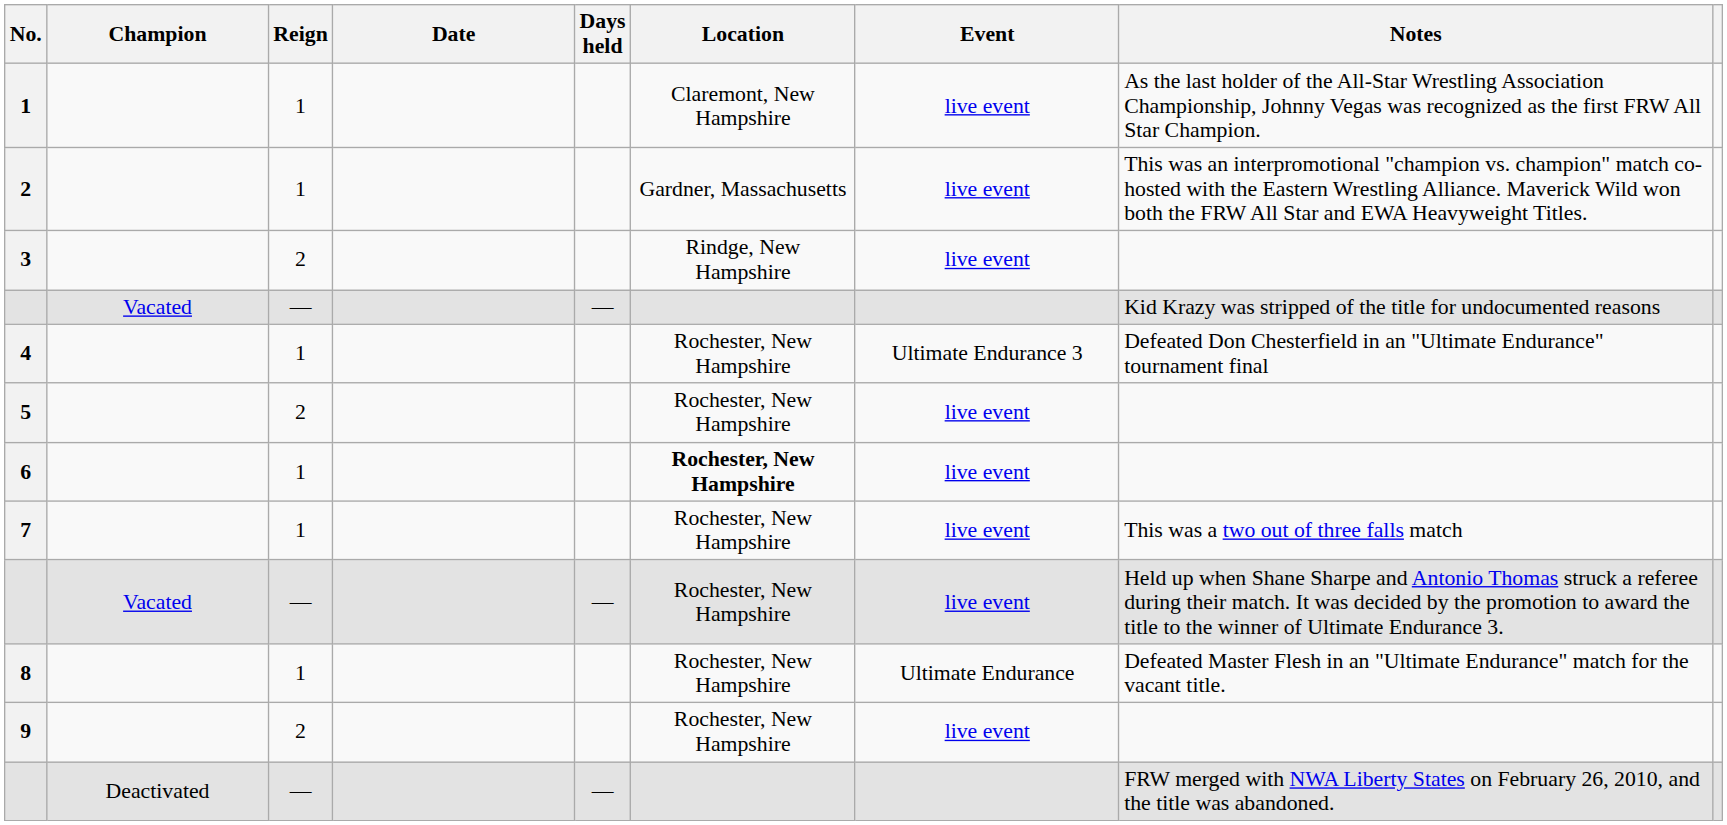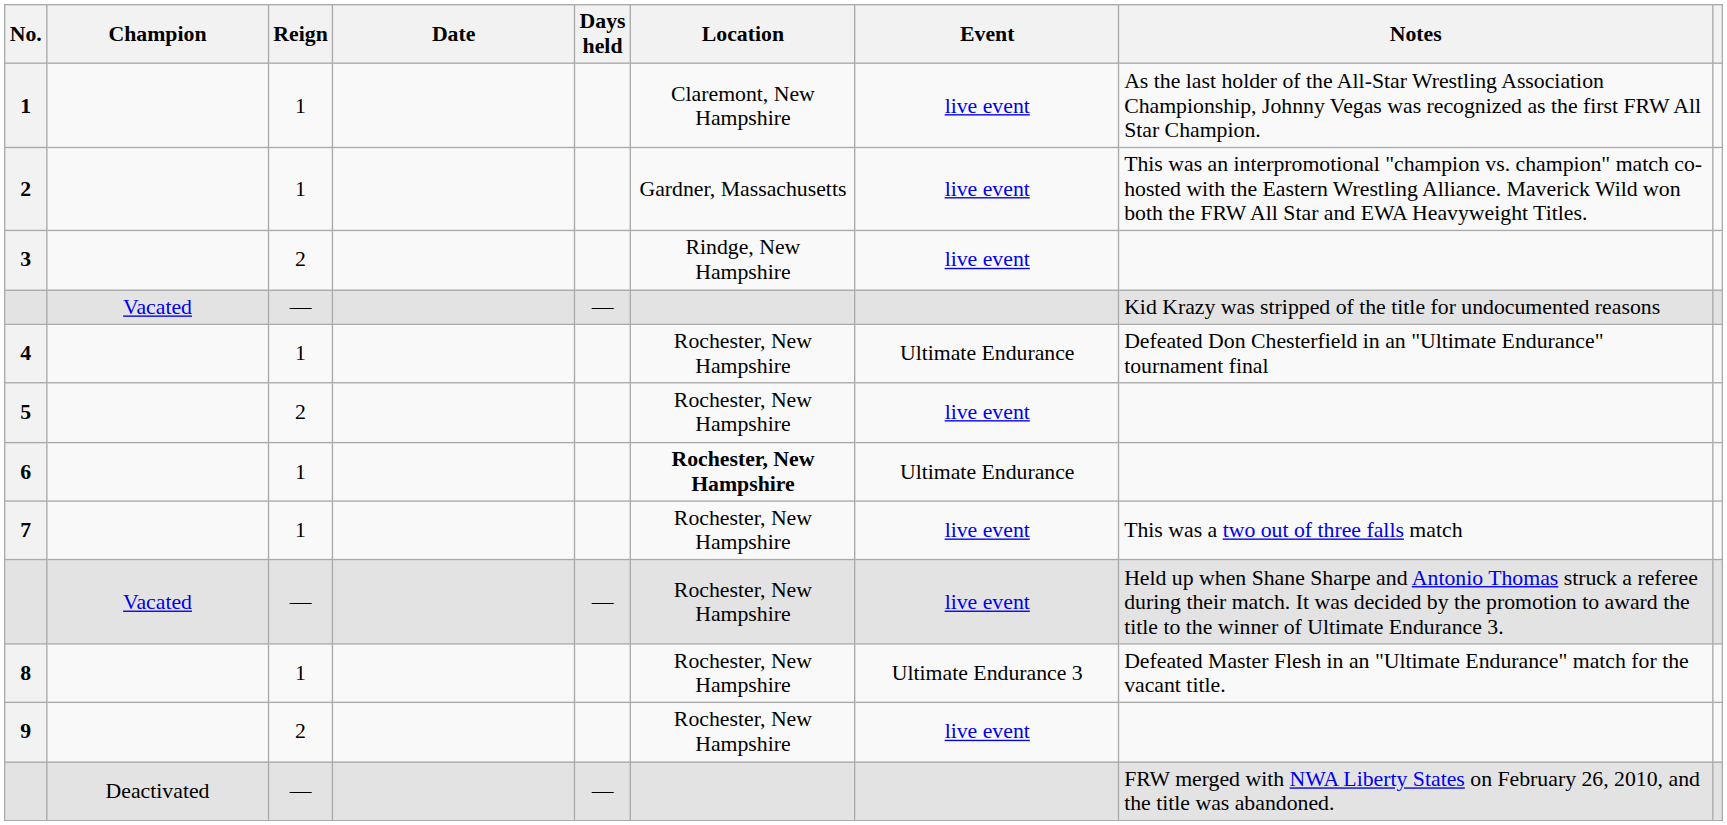(987, 353) Ultimate Endurance 3 -> (987, 353) Ultimate Endurance
(987, 471) live event -> (987, 471) Ultimate Endurance
(987, 672) Ultimate Endurance -> (987, 672) Ultimate Endurance 3
